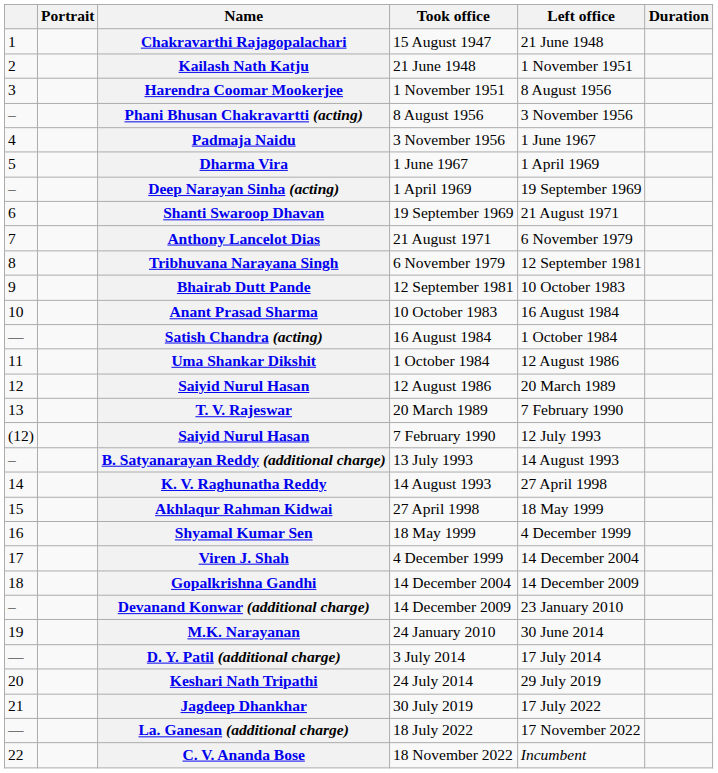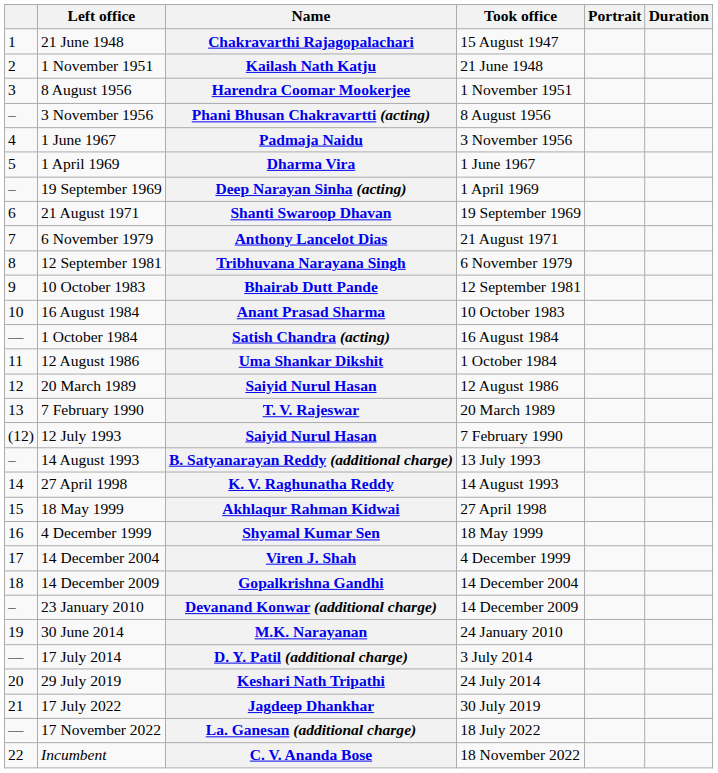columns swapped: (68, 16) <-> (581, 16)
